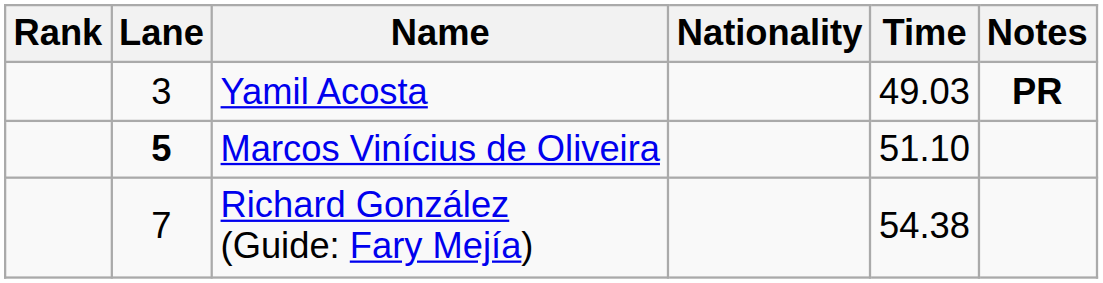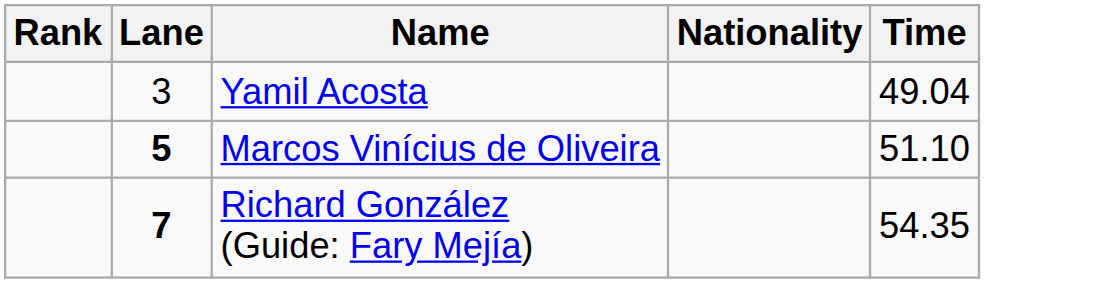- column: (1037, 33)
(925, 90) 49.03 -> (925, 90) 49.04
(161, 226) normal -> (161, 226) bold
(925, 226) 54.38 -> (925, 226) 54.35
